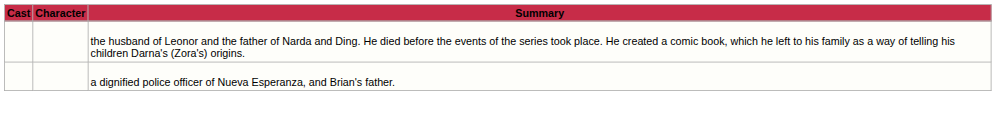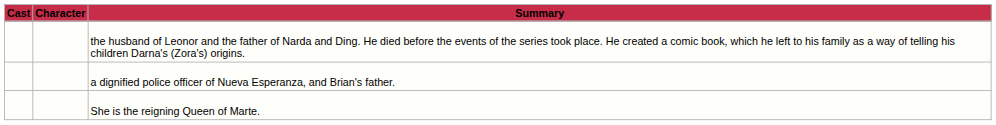+ row: (175, 111)
